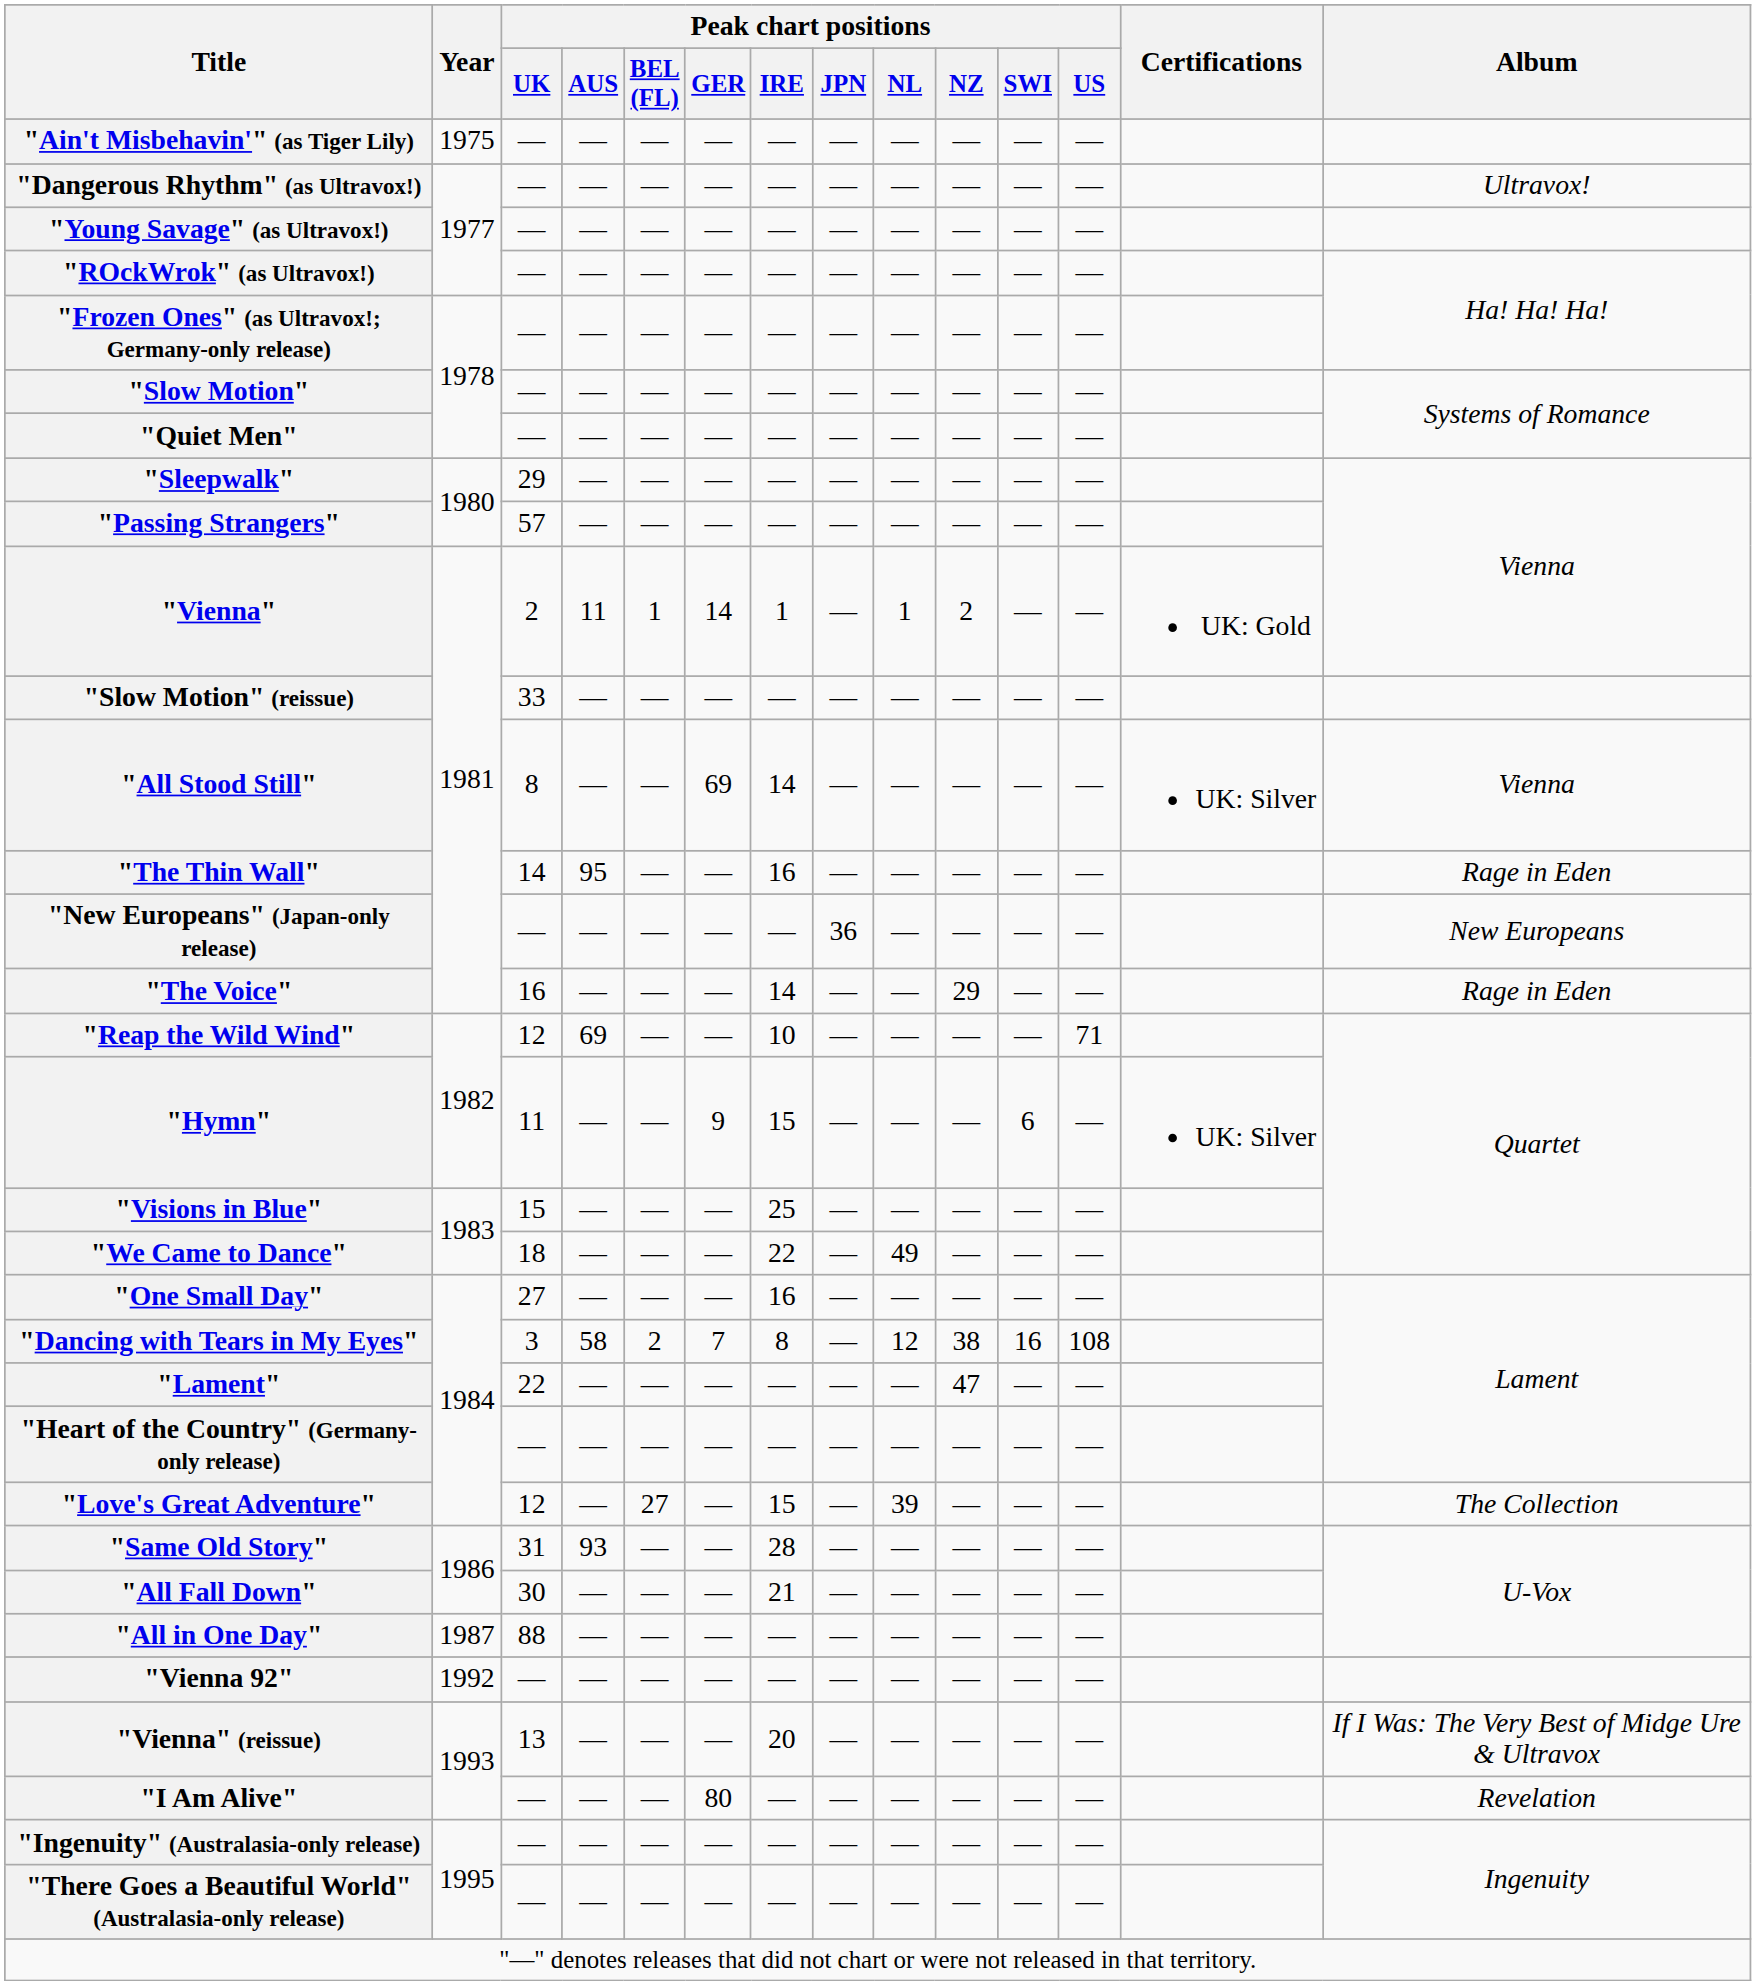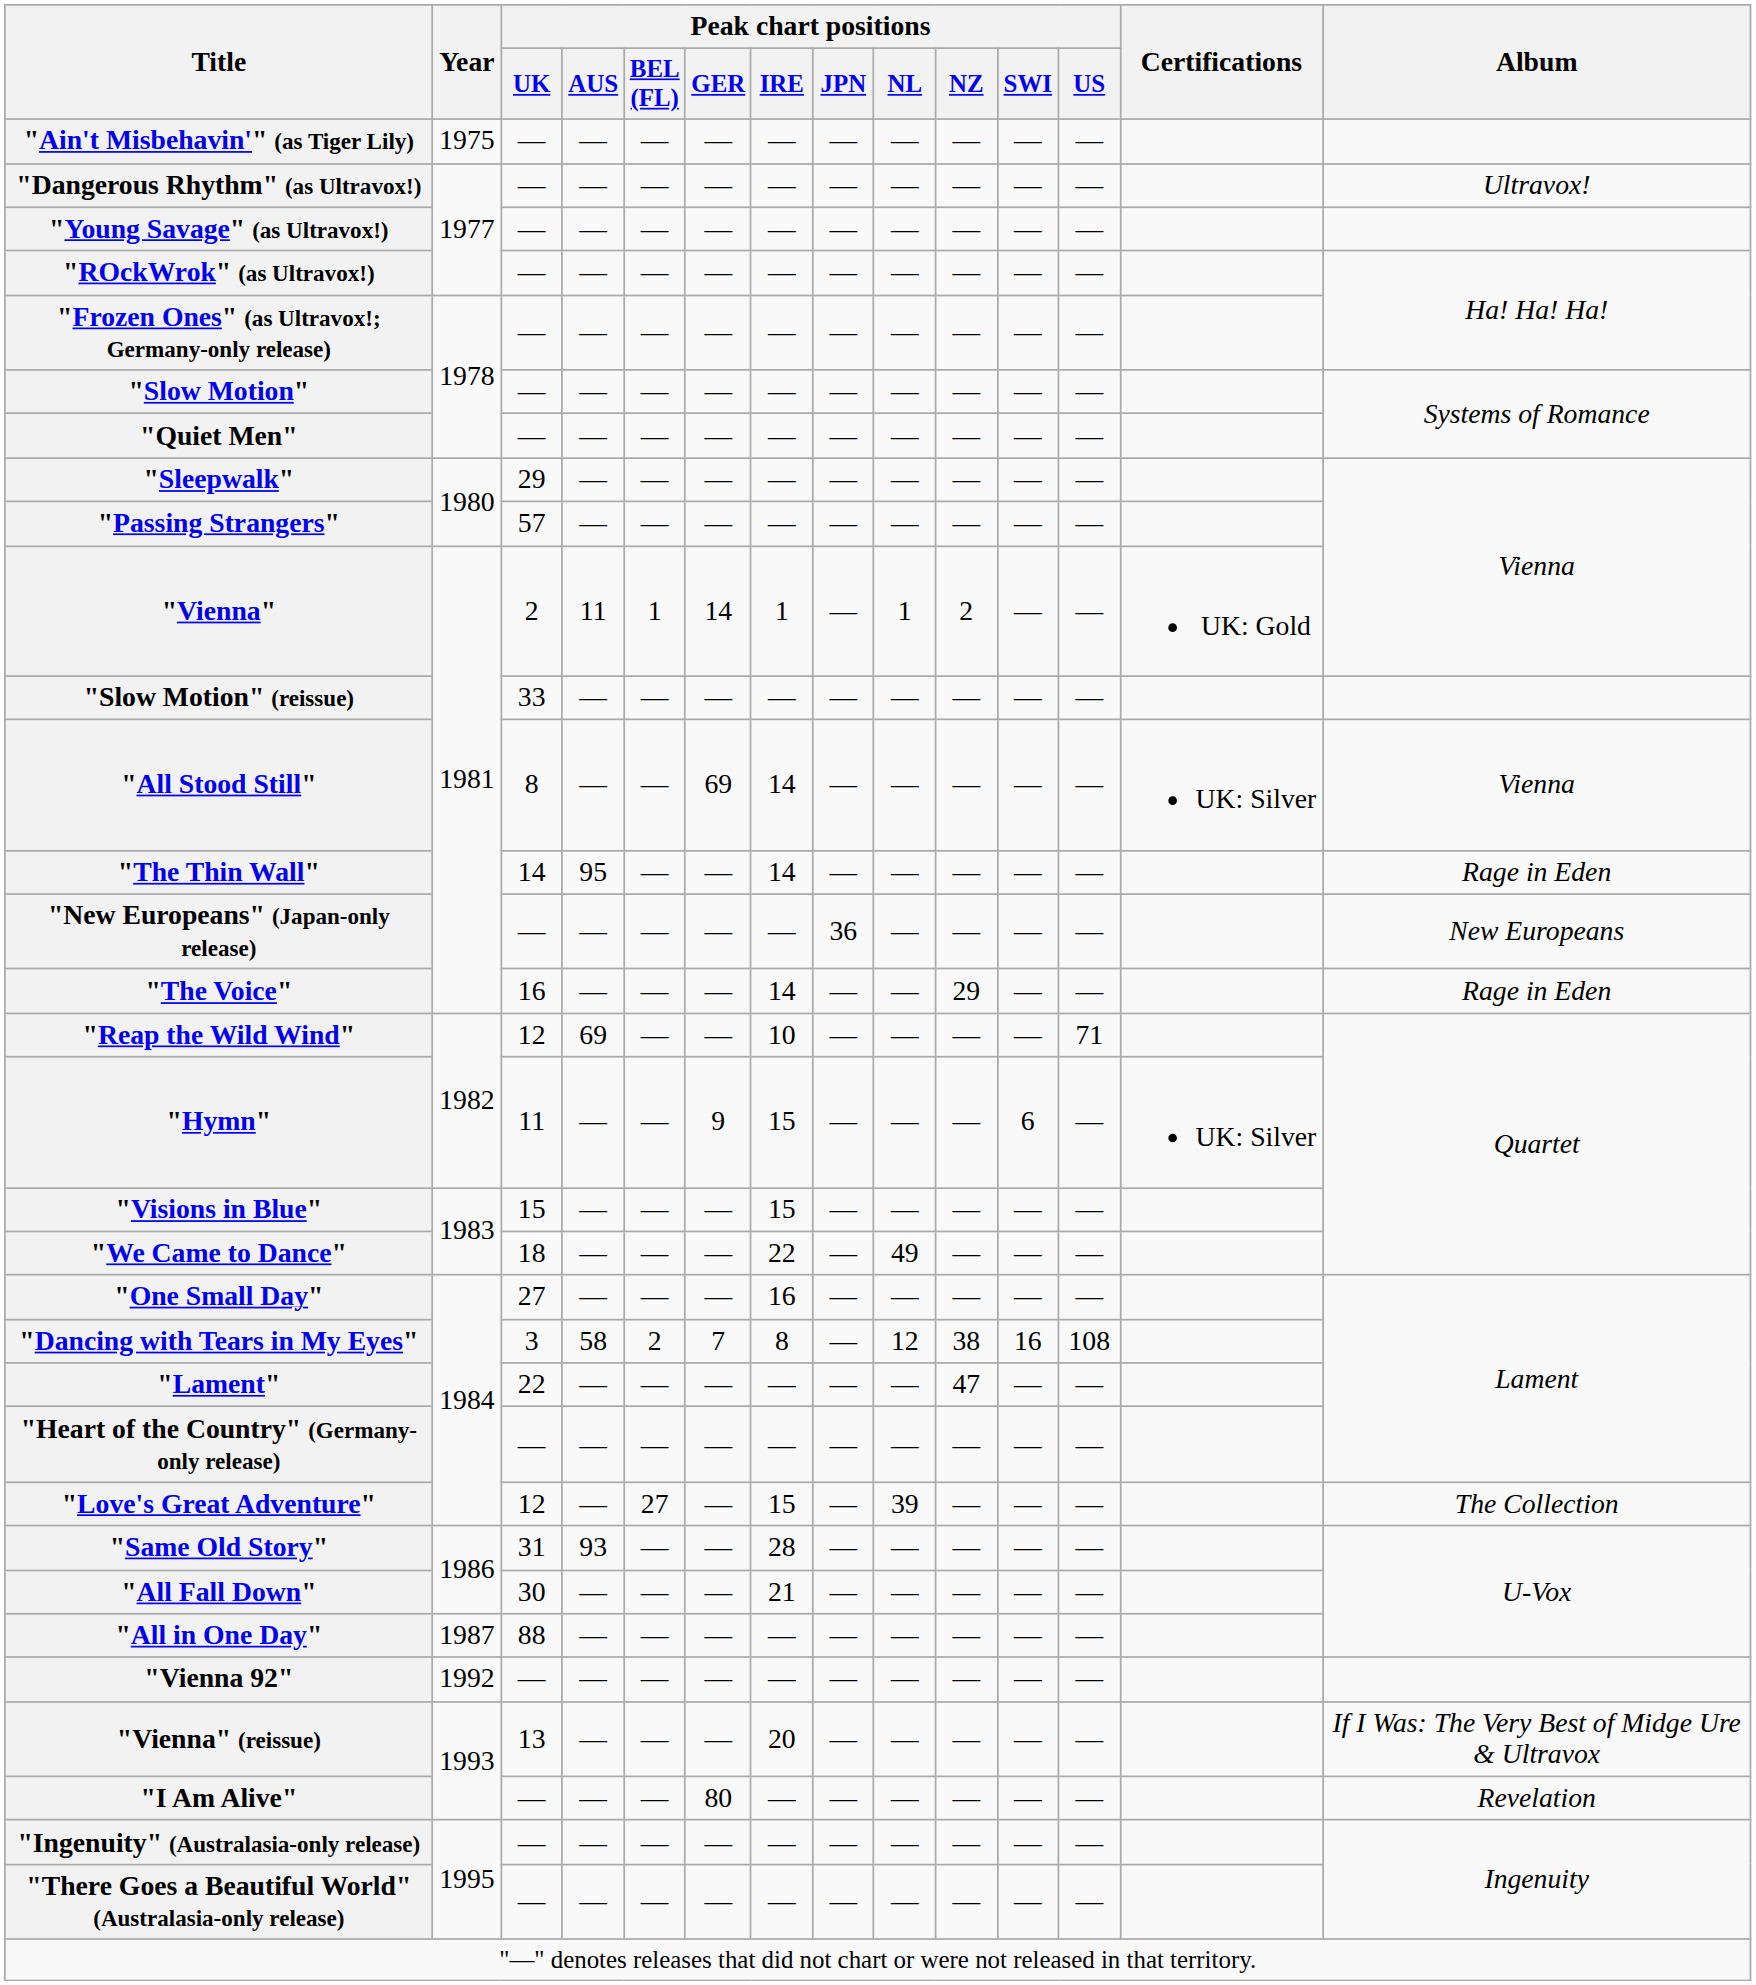(782, 871) 16 -> (782, 871) 14
(782, 1208) 25 -> (782, 1208) 15
